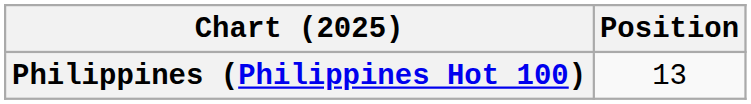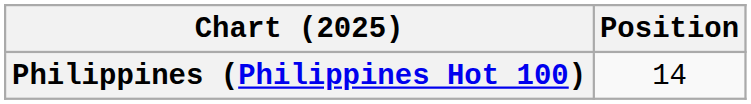(670, 76) 13 -> (670, 76) 14
